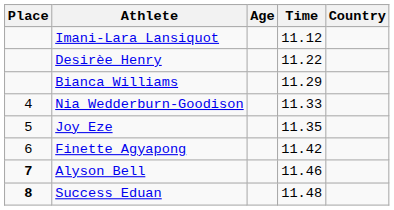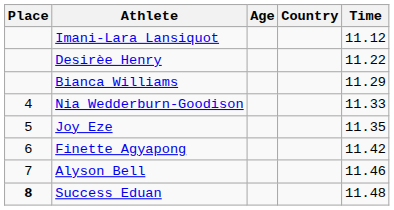columns swapped: (357, 16) <-> (302, 16)
(28, 171) bold -> (28, 171) normal
